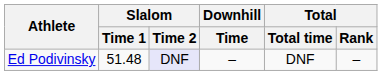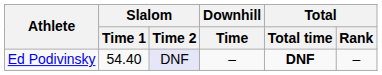(124, 60) 51.48 -> (124, 60) 54.40
(300, 60) normal -> (300, 60) bold
